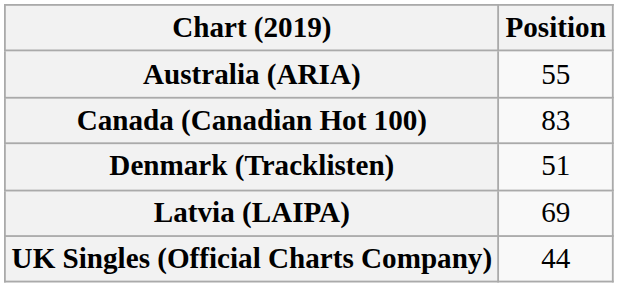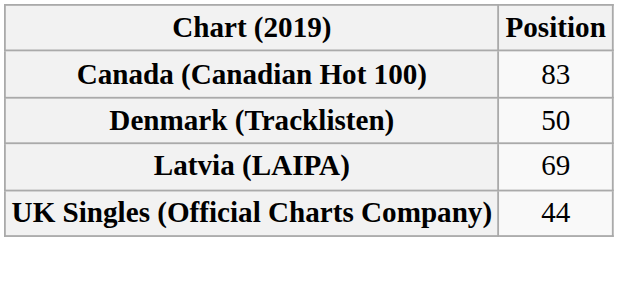- row: (252, 73)
(556, 166) 51 -> (556, 119) 50
